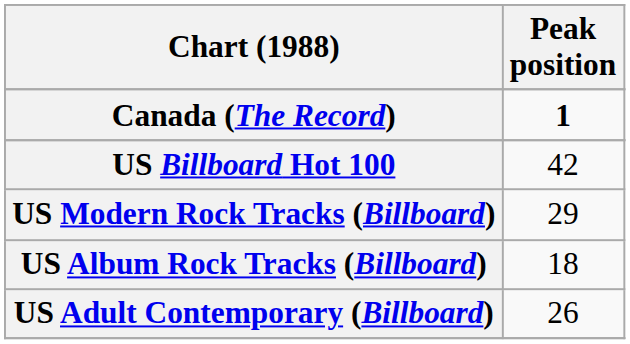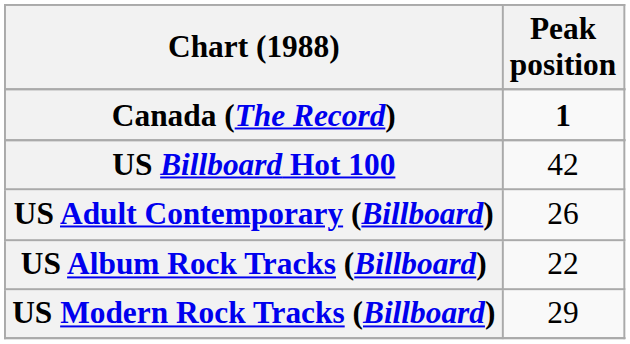rows swapped: (254, 313) <-> (254, 213)
(563, 263) 18 -> (563, 263) 22
